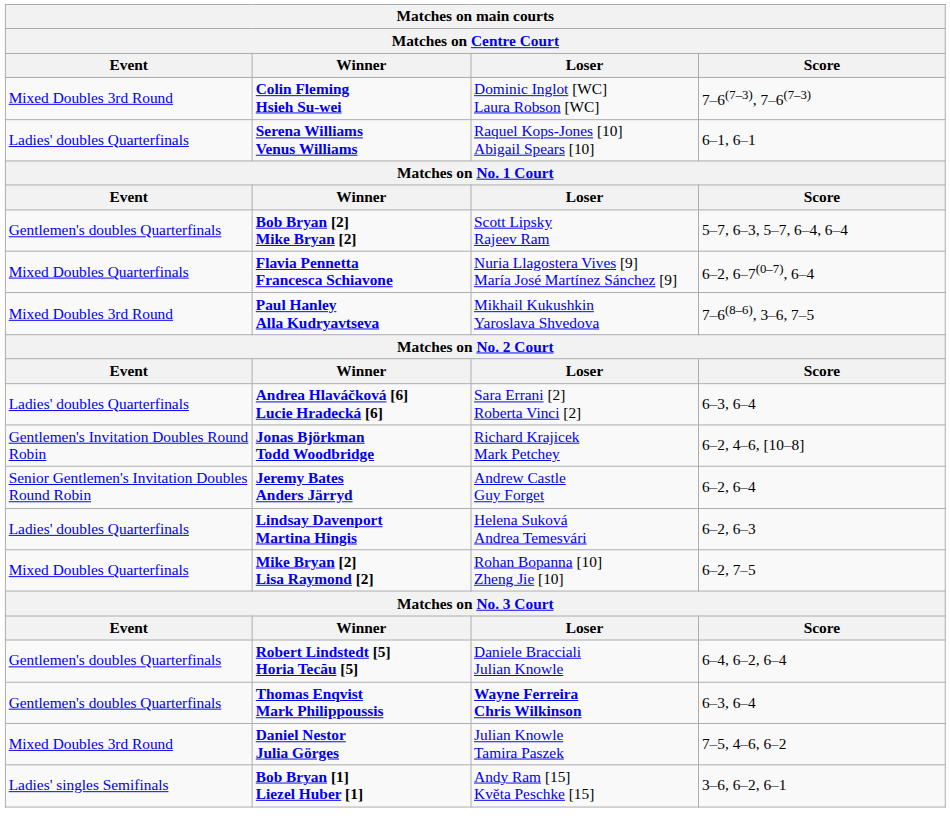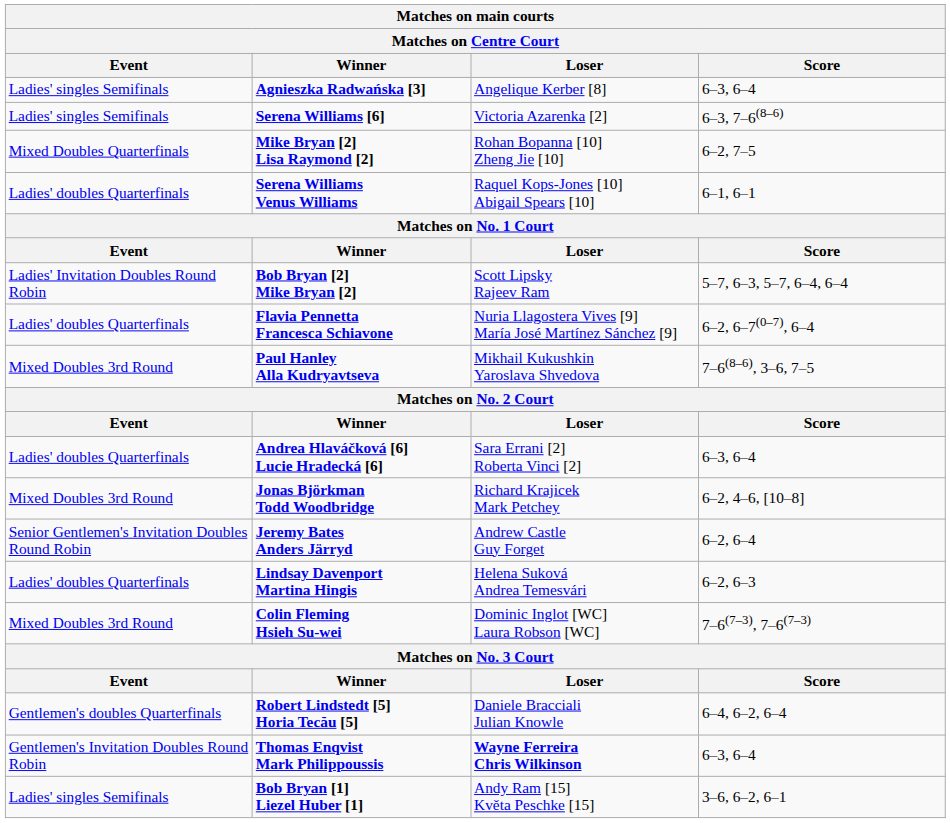+ row: (341, 89)
+ row: (320, 116)
rows swapped: (303, 98) <-> (315, 570)
(115, 230) Gentlemen's doubles Quarterfinals -> (112, 283) Ladies' Invitation Doubles Round Robin
(99, 272) Mixed Doubles Quarterfinals -> (99, 324) Ladies' doubles Quarterfinals
(128, 445) Gentlemen's Invitation Doubles Round Robin -> (91, 498) Mixed Doubles 3rd Round
(115, 702) Gentlemen's doubles Quarterfinals -> (128, 755) Gentlemen's Invitation Doubles Round Robin
- row: (301, 744)
